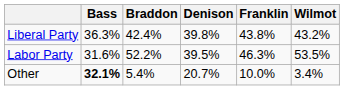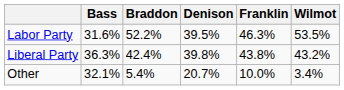rows swapped: (40, 54) <-> (43, 34)
(102, 74) bold -> (102, 74) normal
